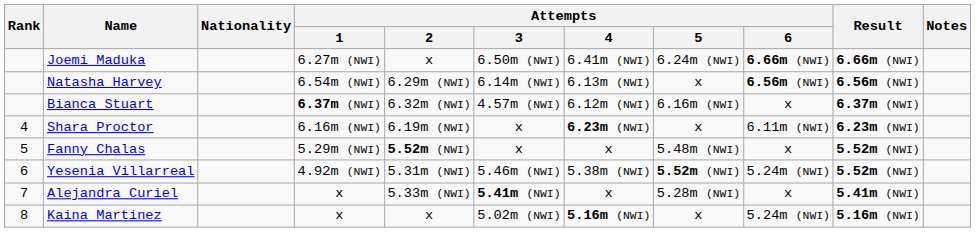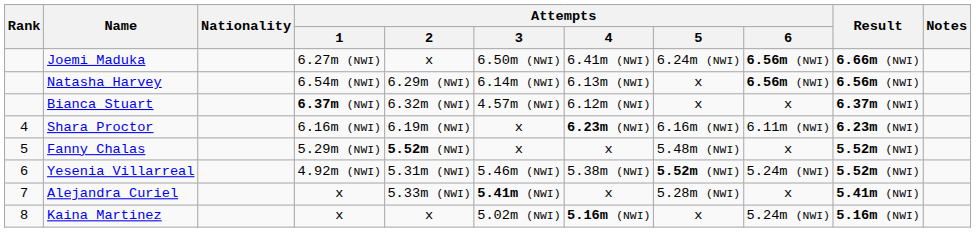(788, 60) 6.66m (NWI) -> (788, 60) 6.56m (NWI)
(698, 105) 6.16m (NWI) -> (698, 105) x
(698, 127) x -> (698, 127) 6.16m (NWI)
